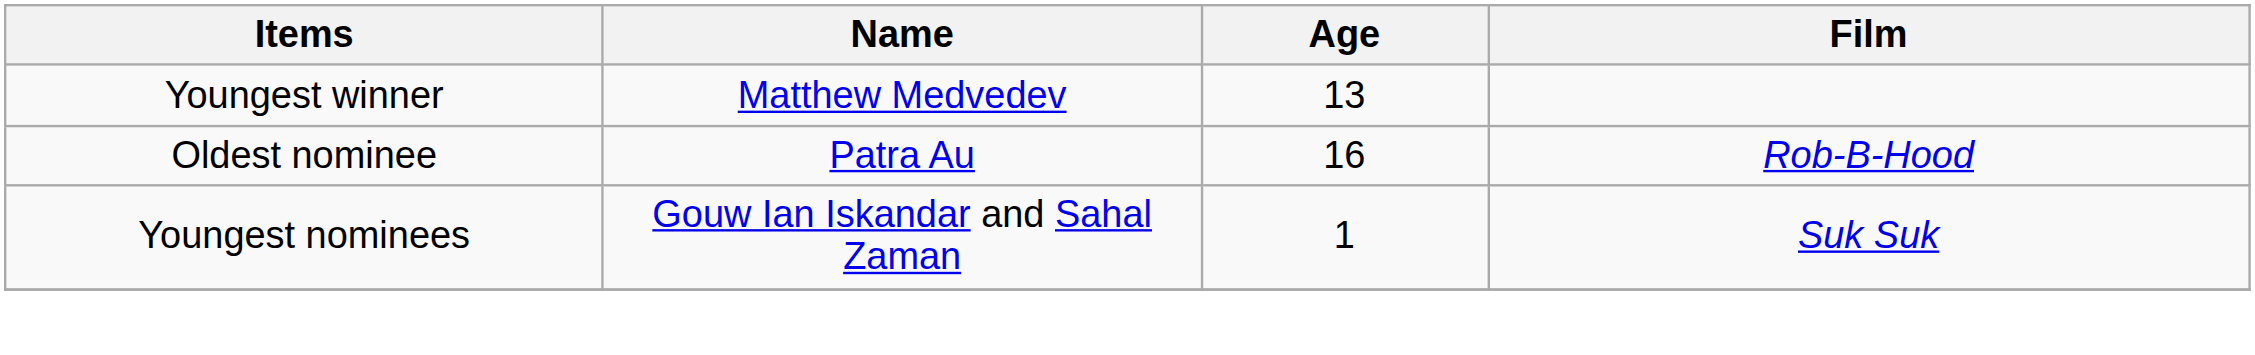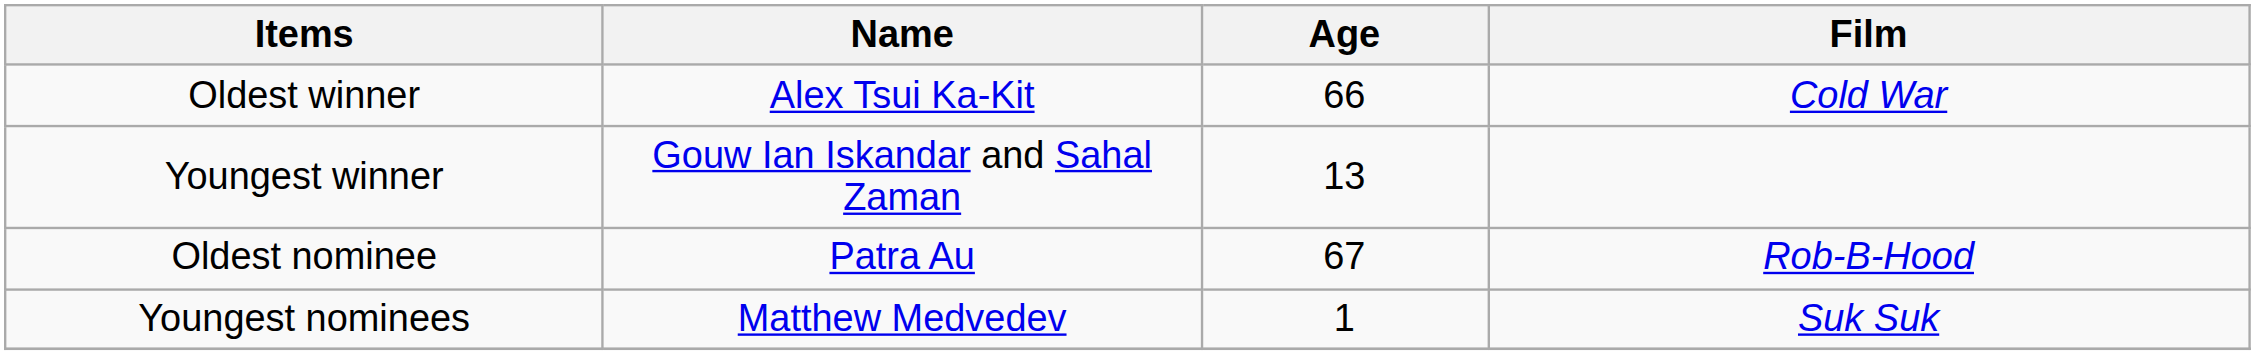+ row: (304, 94)
(902, 94) Matthew Medvedev -> (902, 176) Gouw Ian Iskandar and Sahal Zaman
(1344, 154) 16 -> (1344, 257) 67
(902, 236) Gouw Ian Iskandar and Sahal Zaman -> (902, 317) Matthew Medvedev
